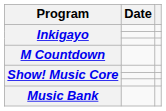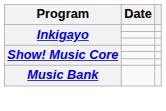- row: (63, 55)
